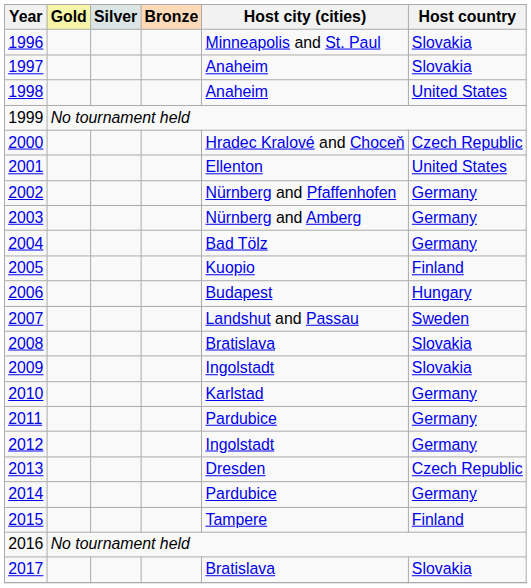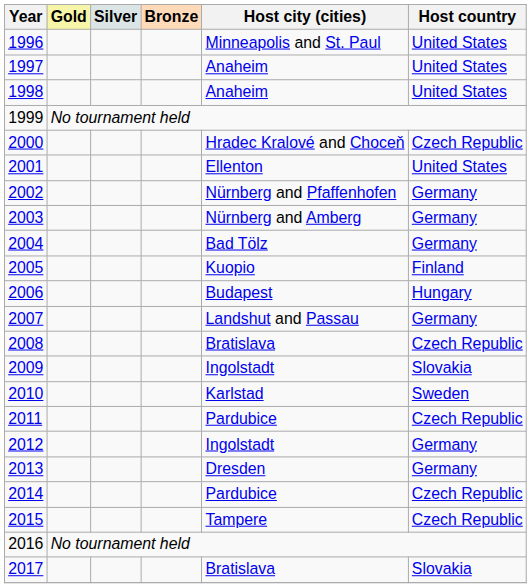(442, 42) Slovakia -> (459, 42) United States
(442, 67) Slovakia -> (459, 67) United States
(440, 318) Sweden -> (444, 318) Germany
(442, 343) Slovakia -> (467, 343) Czech Republic
(444, 393) Germany -> (440, 393) Sweden
(444, 419) Germany -> (467, 419) Czech Republic
(467, 469) Czech Republic -> (444, 469) Germany
(444, 494) Germany -> (467, 494) Czech Republic
(438, 519) Finland -> (467, 519) Czech Republic
